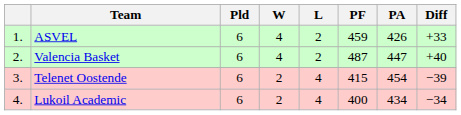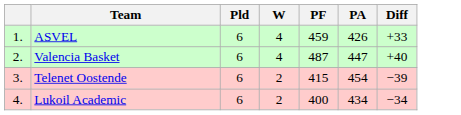- column: (318, 15)
